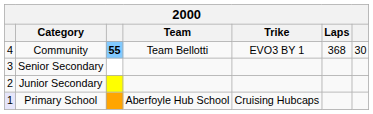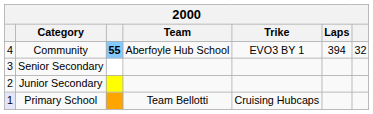(177, 49) Team Bellotti -> (177, 49) Aberfoyle Hub School
(337, 49) 368 -> (337, 49) 394
(360, 49) 30 -> (360, 49) 32
(177, 100) Aberfoyle Hub School -> (177, 100) Team Bellotti
